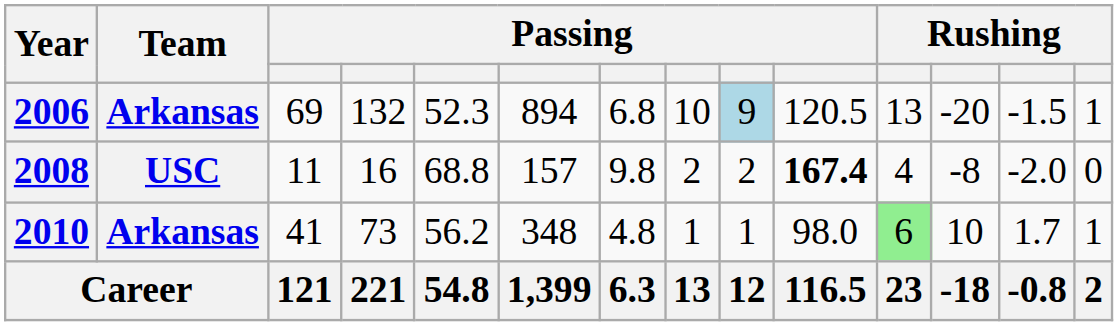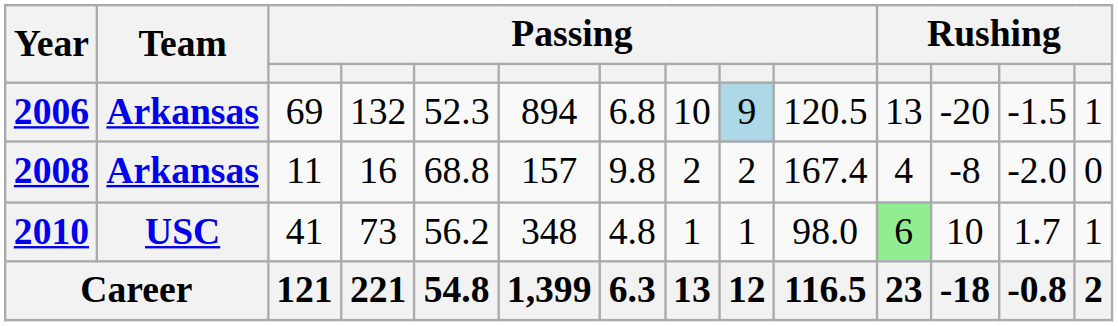(183, 170) USC -> (183, 170) Arkansas
(825, 170) bold -> (825, 170) normal
(183, 230) Arkansas -> (183, 230) USC
